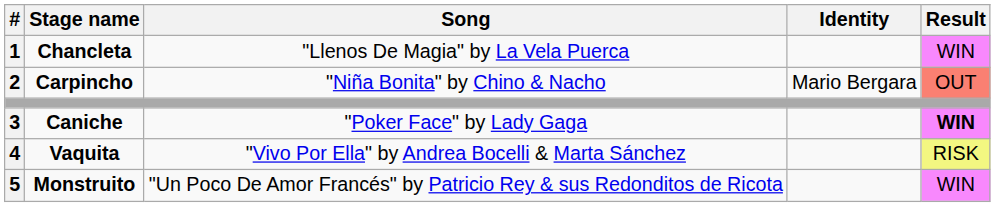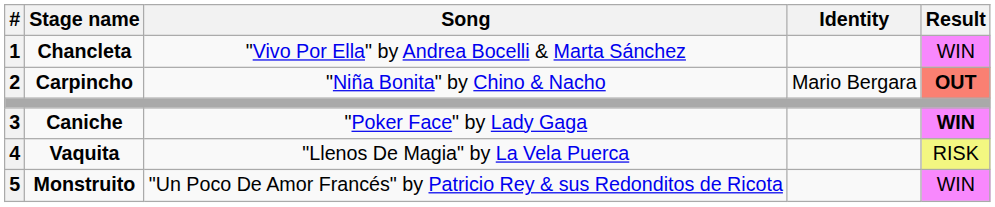(466, 51) "Llenos De Magia" by La Vela Puerca -> (466, 51) "Vivo Por Ella" by Andrea Bocelli & Marta Sánchez
(956, 82) normal -> (956, 82) bold
(466, 154) "Vivo Por Ella" by Andrea Bocelli & Marta Sánchez -> (466, 154) "Llenos De Magia" by La Vela Puerca
